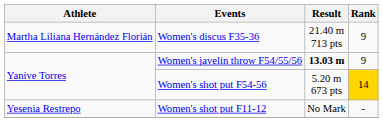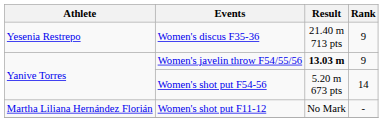(80, 37) Martha Liliana Hernández Florián -> (44, 37) Yesenia Restrepo
(363, 85) gold background -> (363, 85) no background
(44, 109) Yesenia Restrepo -> (80, 109) Martha Liliana Hernández Florián
